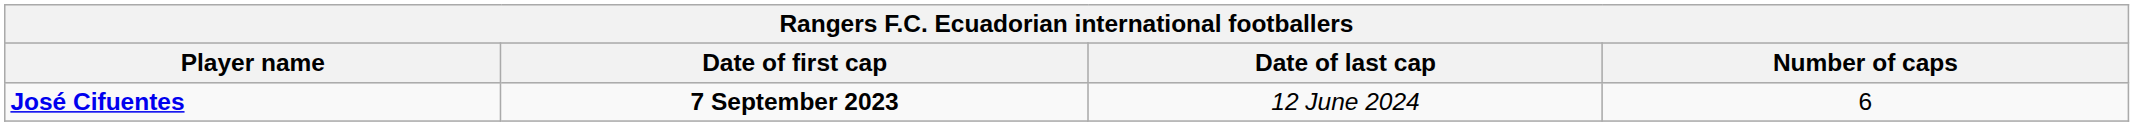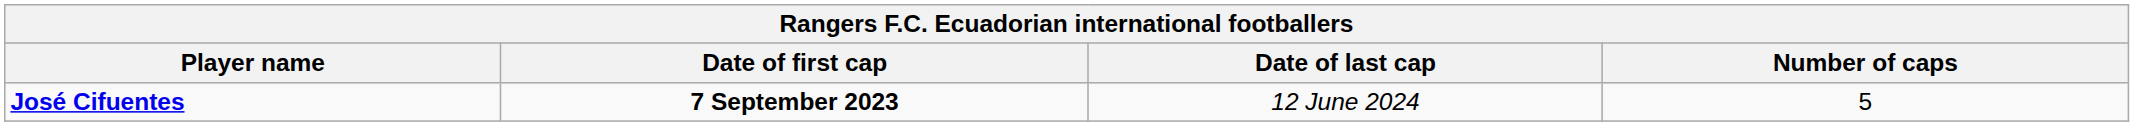(1865, 101) 6 -> (1865, 101) 5
